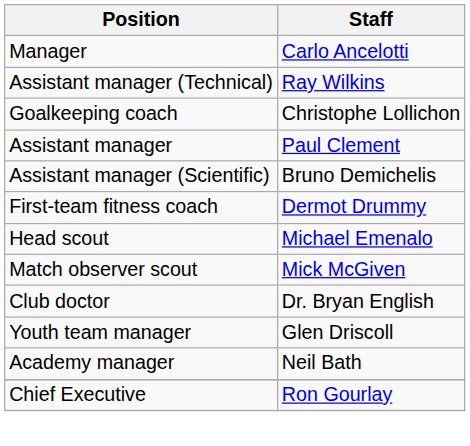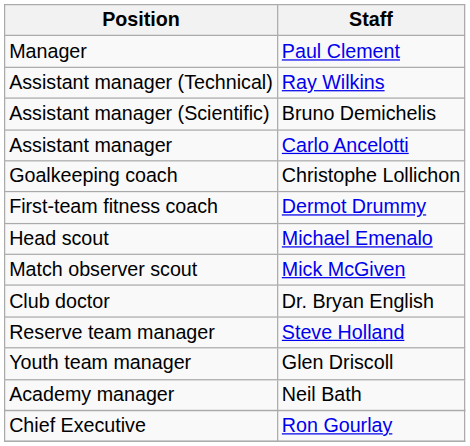(345, 51) Carlo Ancelotti -> (341, 51) Paul Clement
rows swapped: (139, 176) <-> (93, 113)
(341, 144) Paul Clement -> (345, 144) Carlo Ancelotti
+ row: (112, 332)
